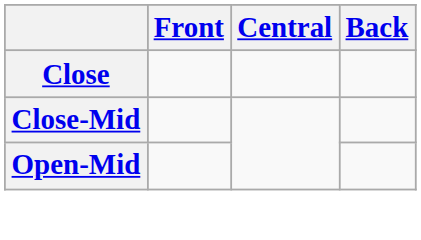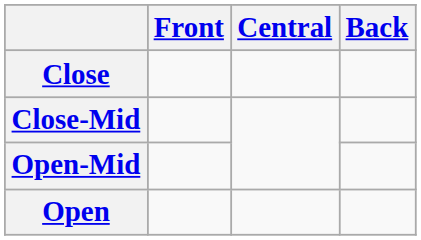+ row: (76, 211)
